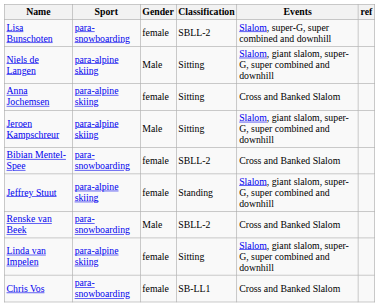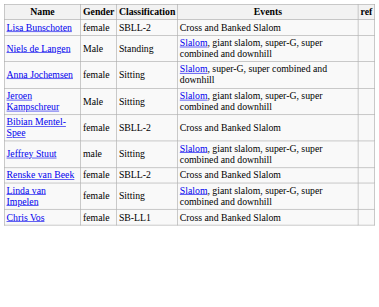- column: (106, 12)
(285, 33) Slalom, super-G, super combined and downhill -> (230, 27) Cross and Banked Slalom
(191, 65) Sitting -> (136, 48) Standing
(290, 97) Cross and Banked Slalom -> (253, 75) Slalom, super-G, super combined and downhill
(156, 192) female -> (92, 154) male
(196, 192) Standing -> (132, 154) Sitting
(152, 224) Male -> (96, 175) female
